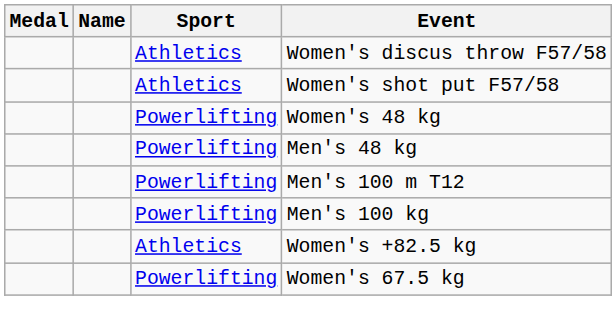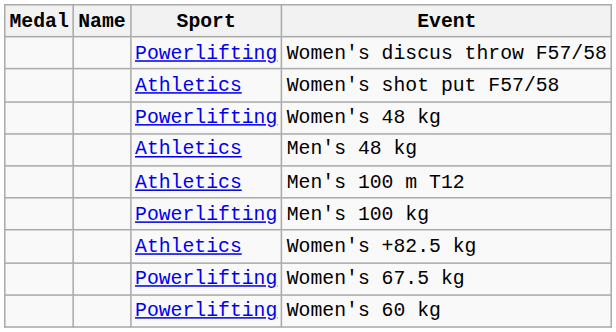(188, 53) Athletics -> (206, 53) Powerlifting
(206, 150) Powerlifting -> (188, 150) Athletics
(206, 182) Powerlifting -> (188, 182) Athletics
+ row: (364, 311)
